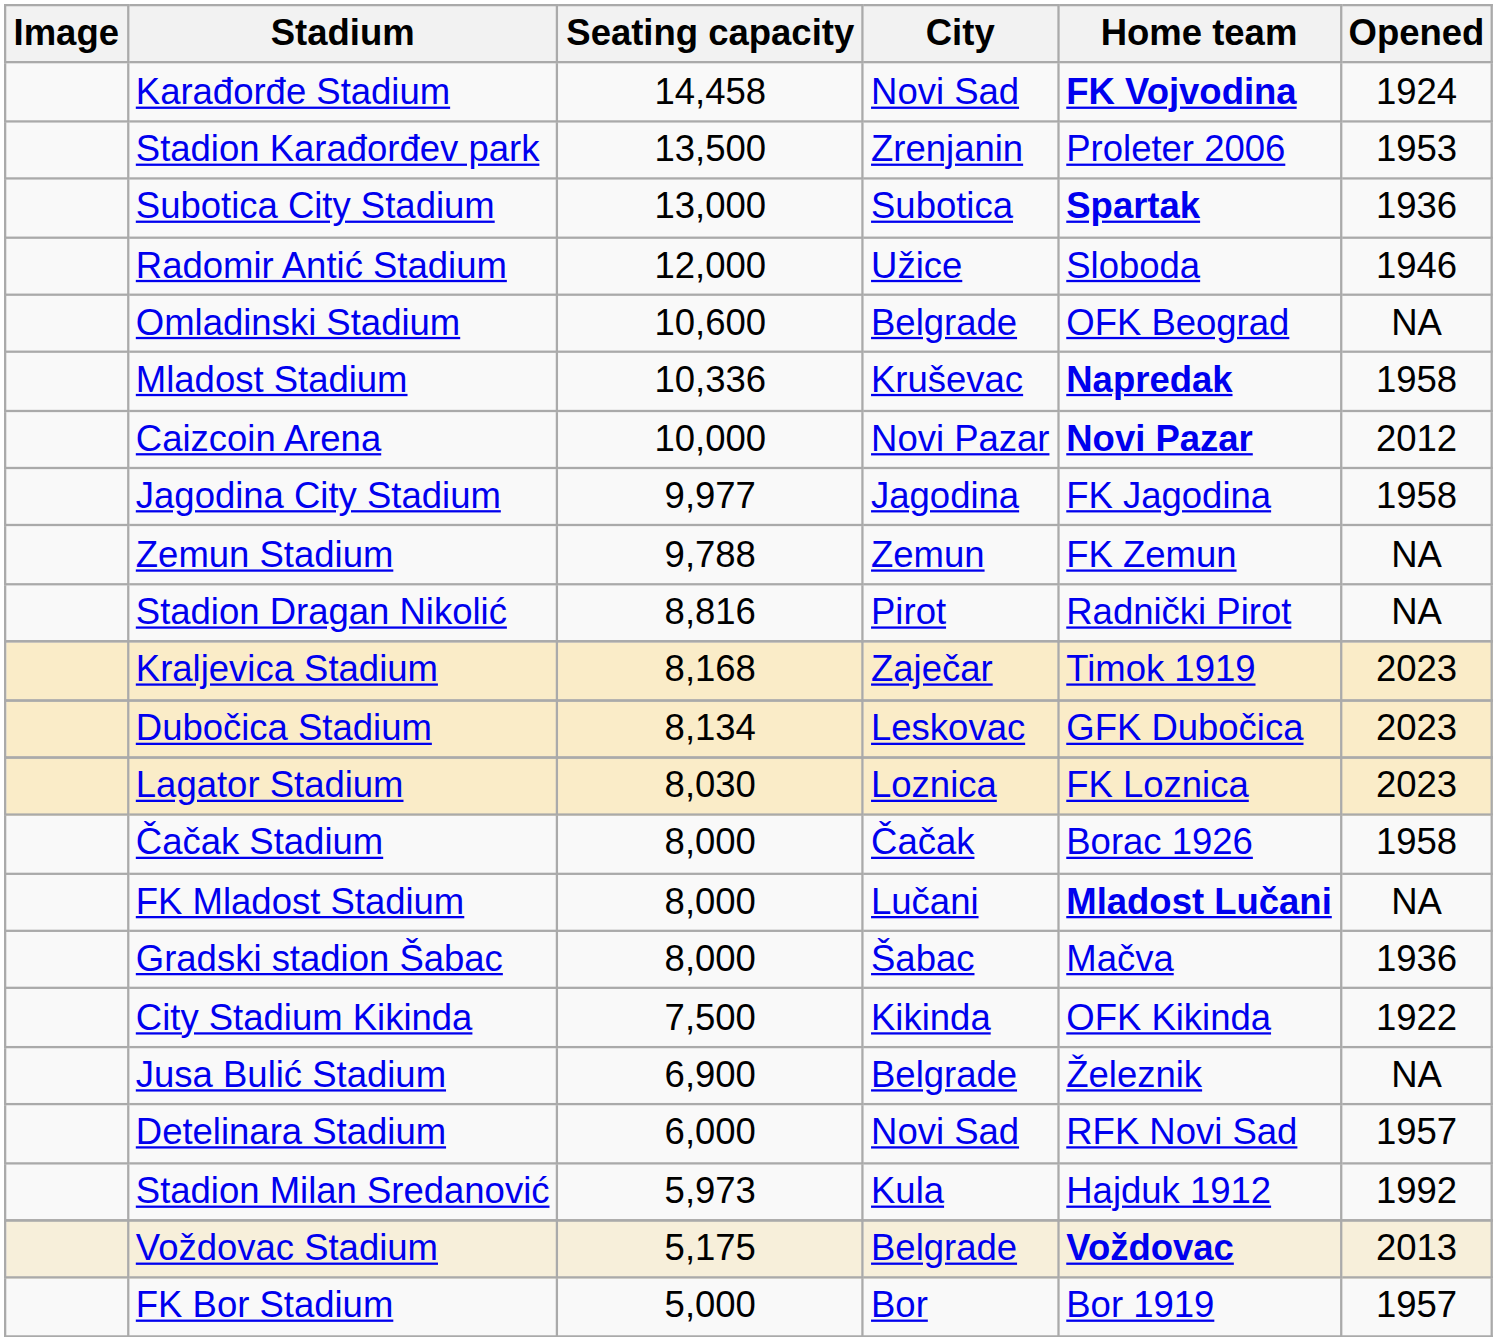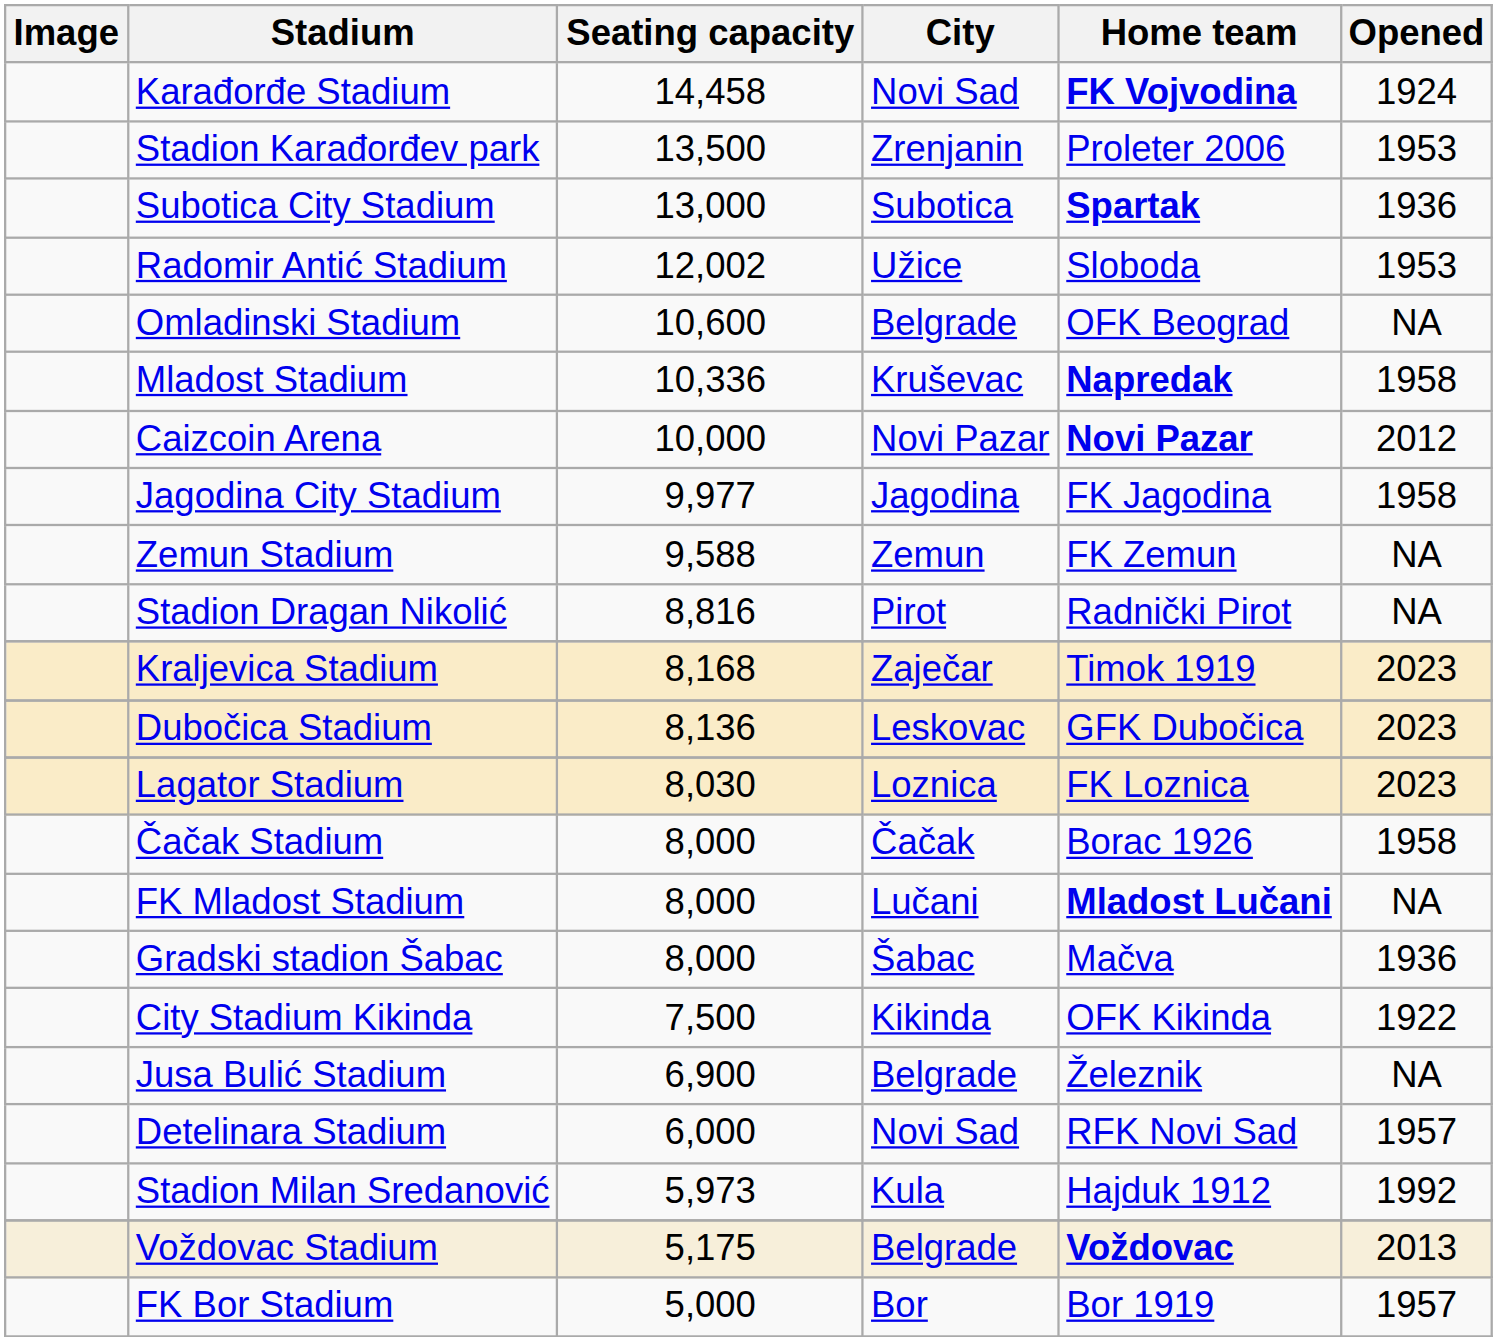(710, 264) 12,000 -> (710, 264) 12,002
(1416, 264) 1946 -> (1416, 264) 1953
(710, 554) 9,788 -> (710, 554) 9,588
(710, 727) 8,134 -> (710, 727) 8,136
